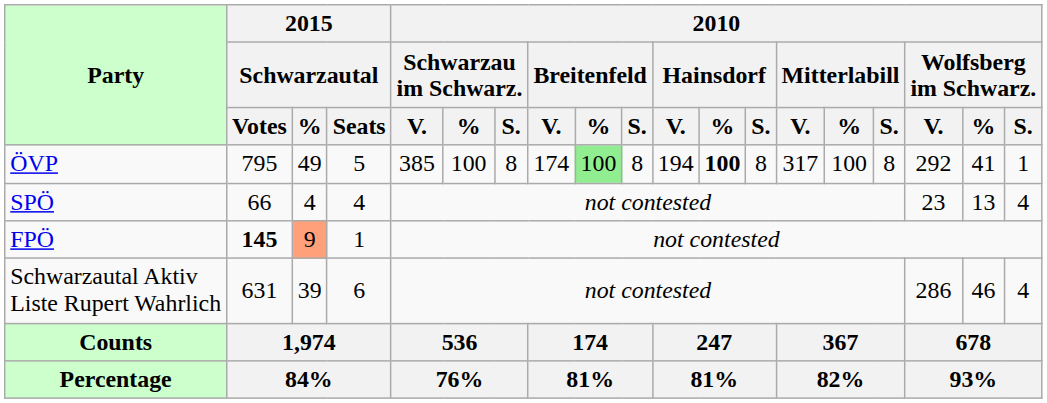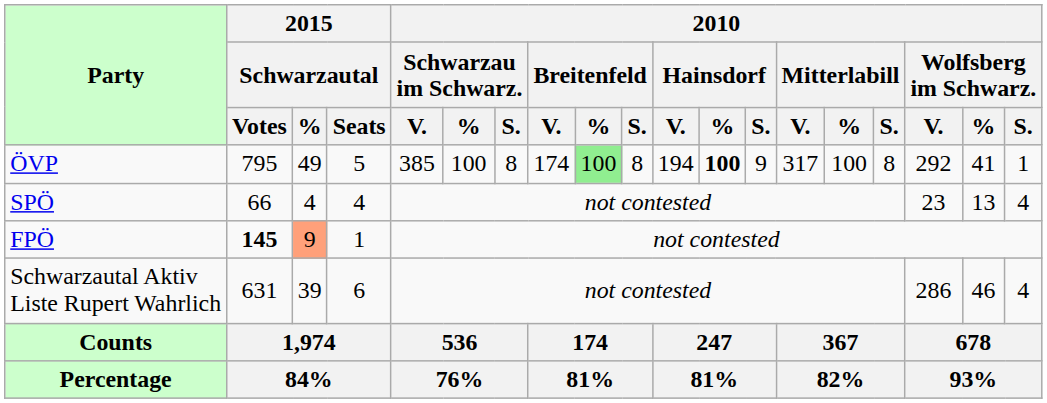(761, 163) 8 -> (761, 163) 9
